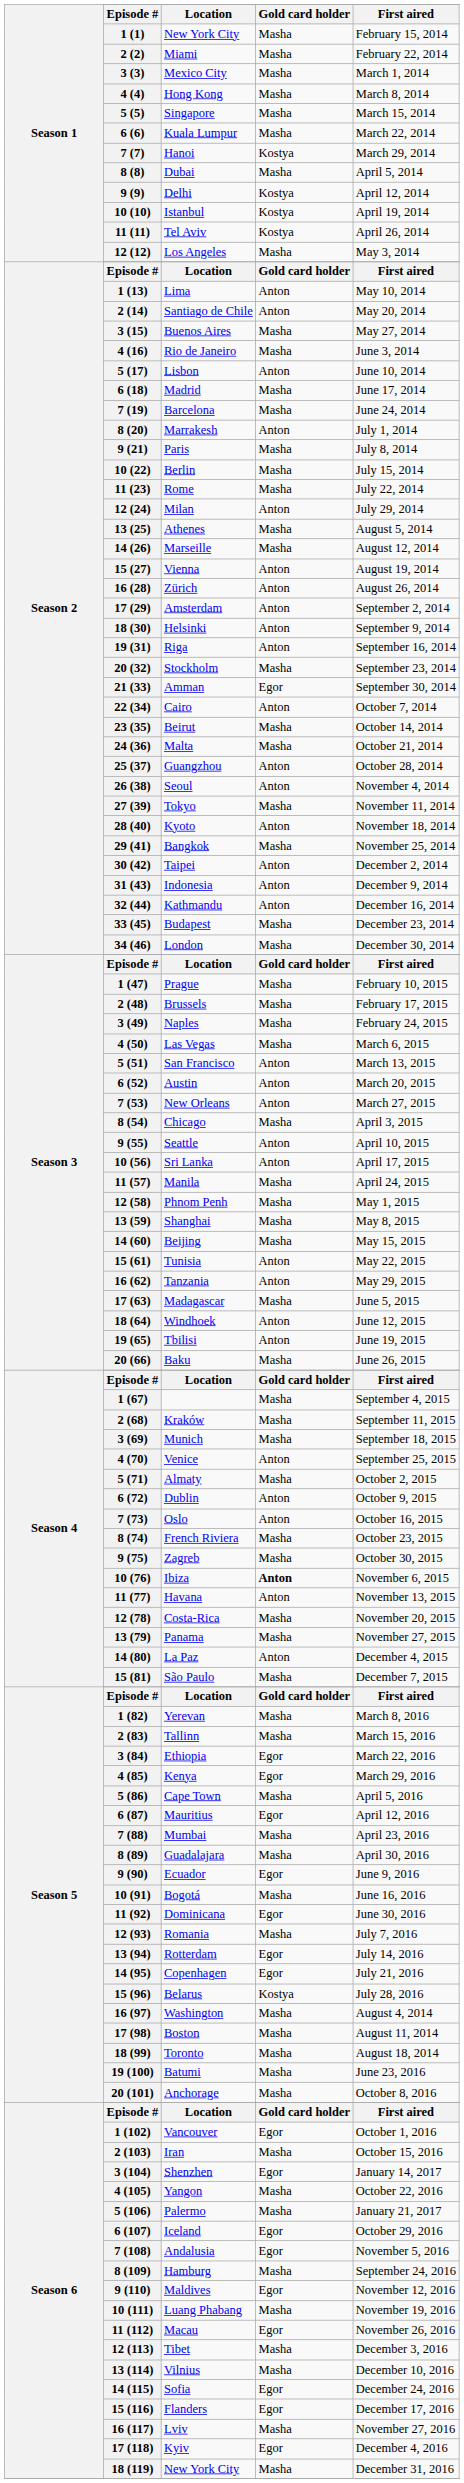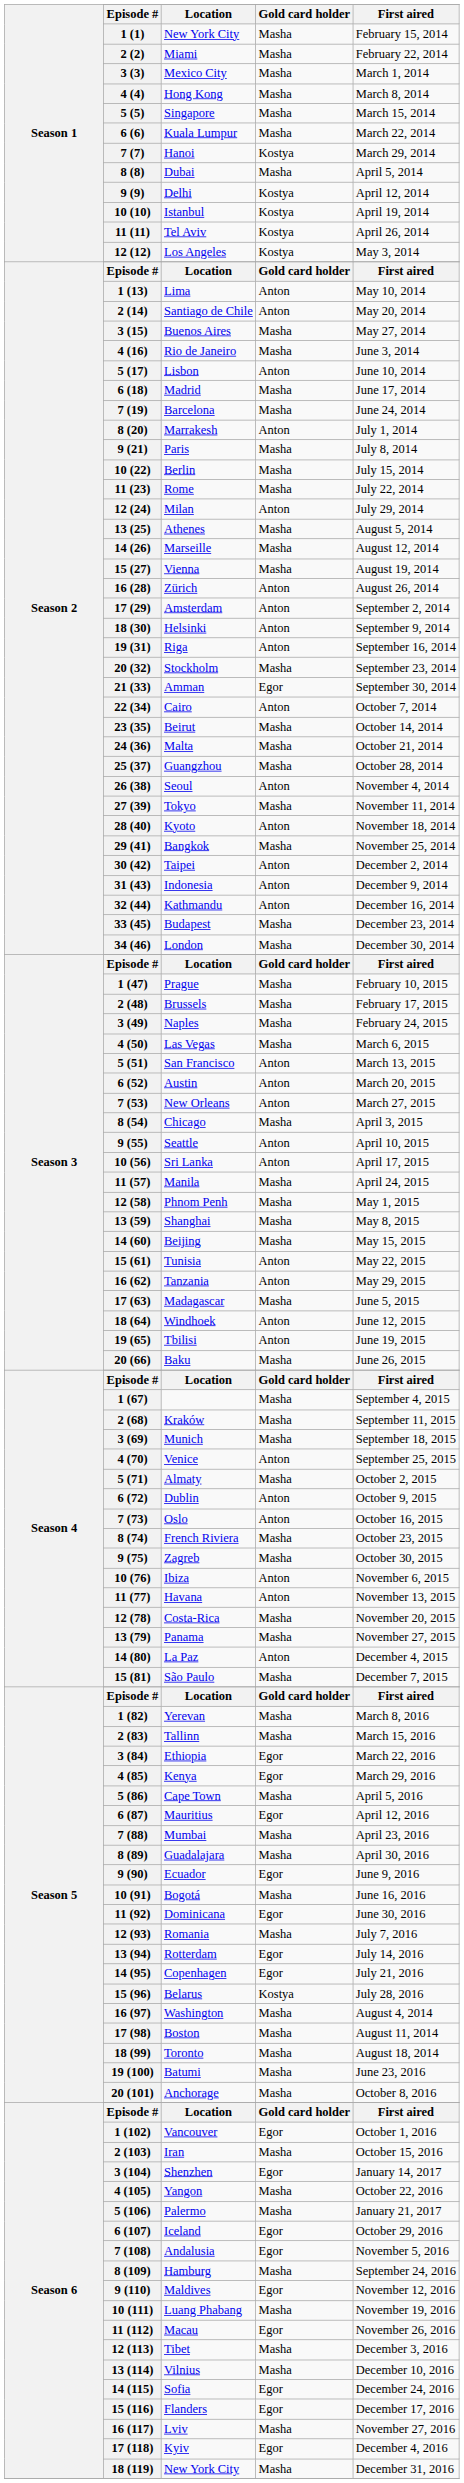(275, 251) Masha -> (276, 251) Kostya
(274, 568) Anton -> (275, 568) Masha
(274, 766) Anton -> (275, 766) Masha
(275, 1578) bold -> (274, 1578) normal
